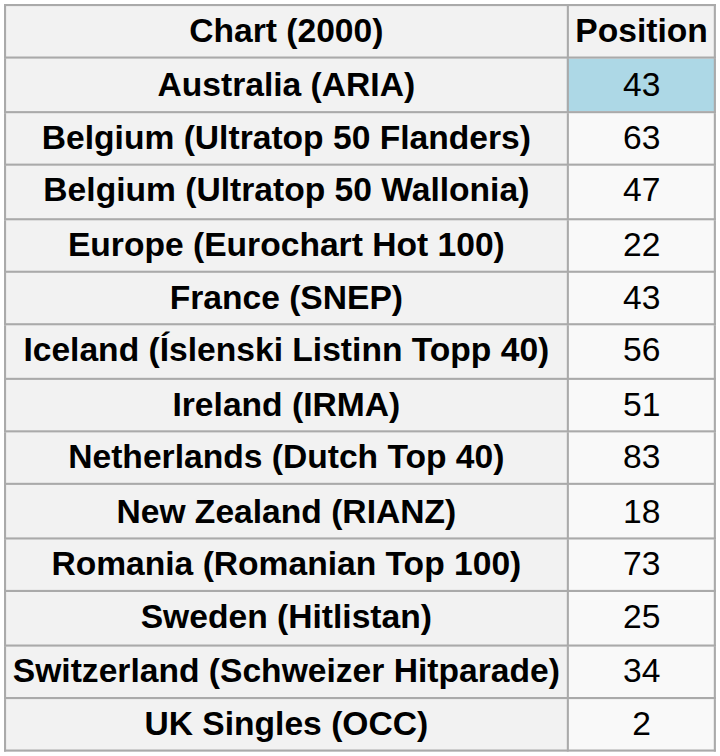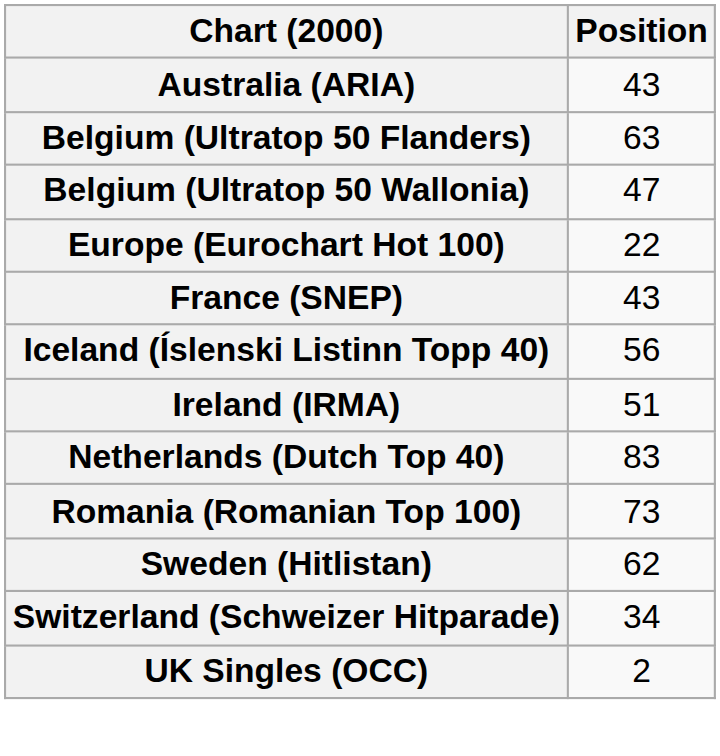(642, 84) lightblue background -> (642, 84) no background
- row: (286, 510)
(642, 617) 25 -> (642, 564) 62
